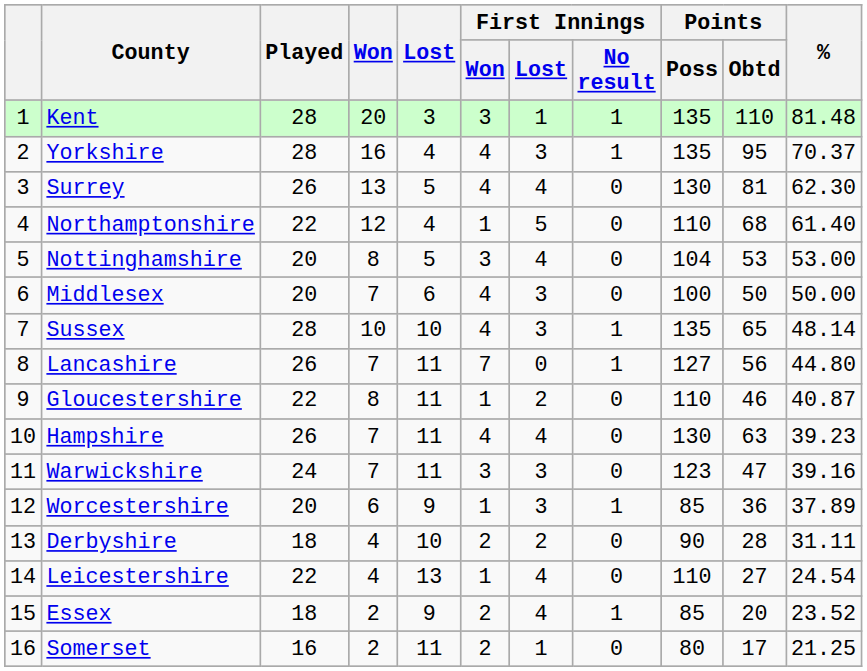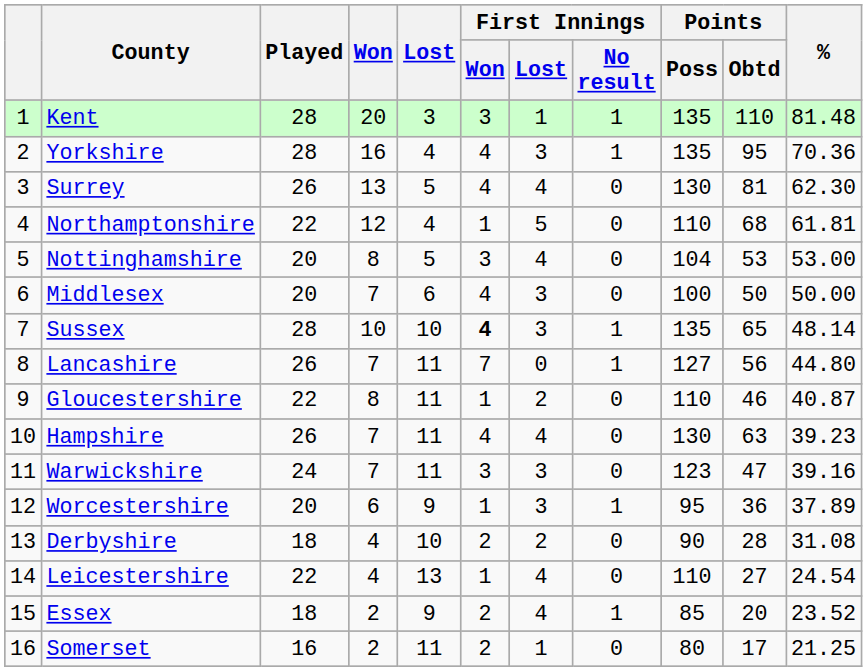(824, 154) 70.37 -> (824, 154) 70.36
(824, 224) 61.40 -> (824, 224) 61.81
(485, 331) normal -> (485, 331) bold
(692, 508) 85 -> (692, 508) 95
(824, 543) 31.11 -> (824, 543) 31.08
